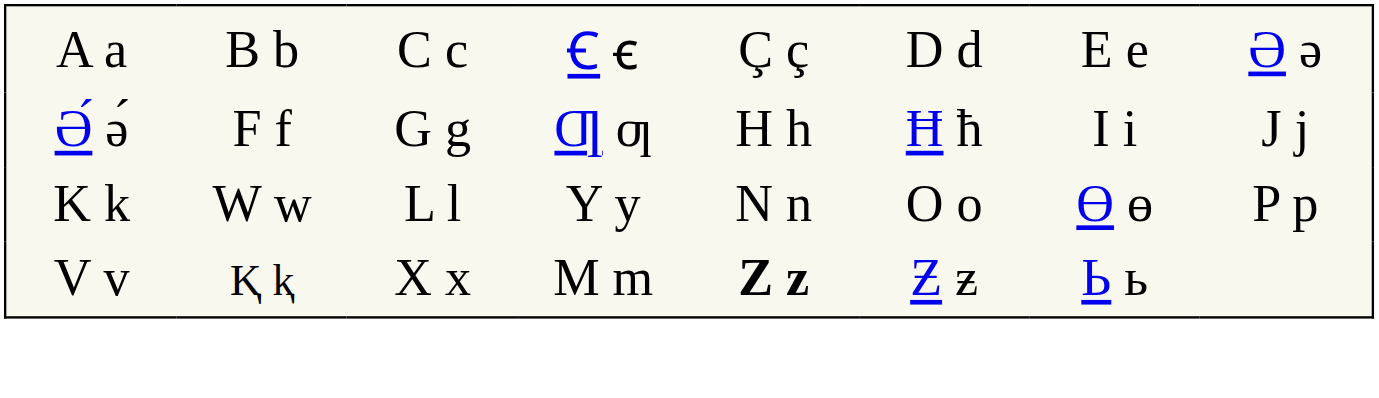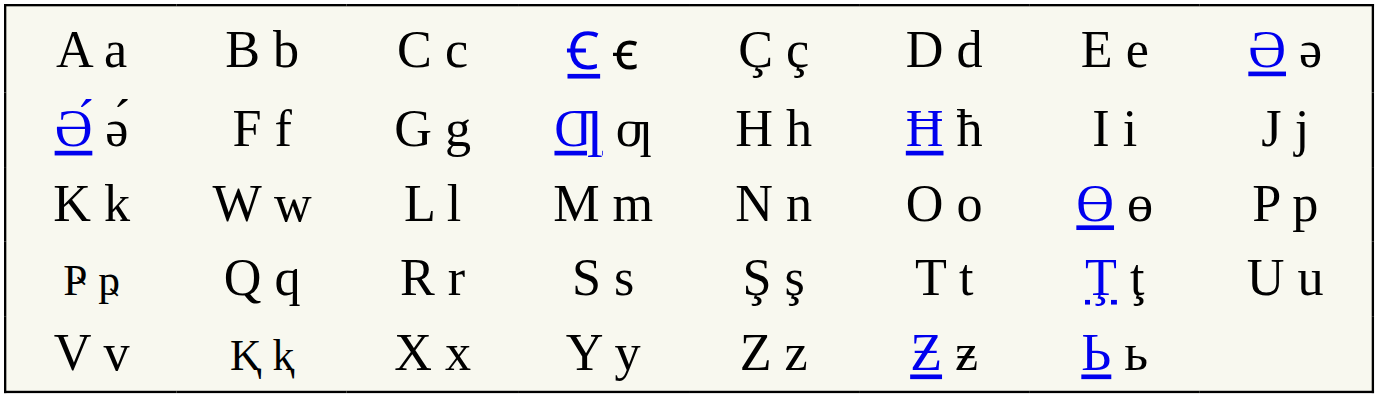(603, 203) Y y -> (603, 203) M m
+ row: (92, 278)
(603, 278) M m -> (603, 352) Y y
(774, 278) bold -> (774, 352) normal
